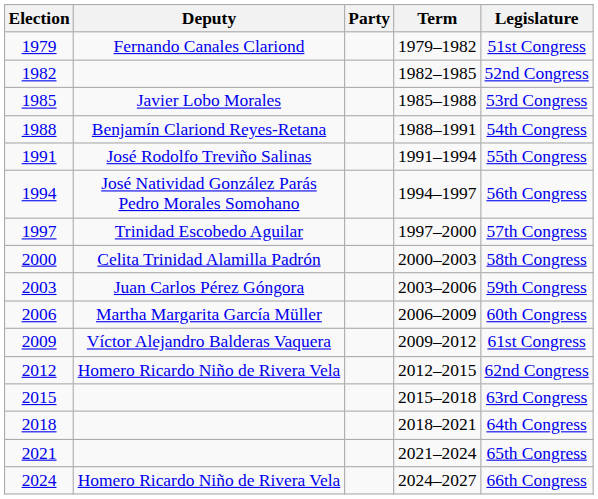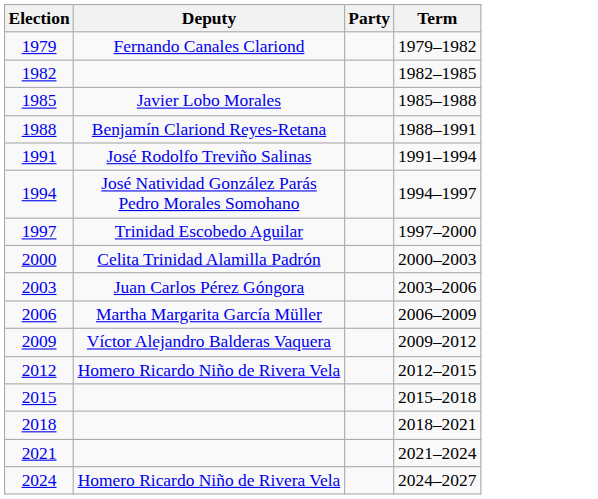- column: (537, 18)
